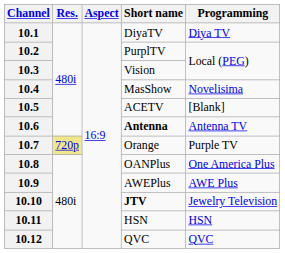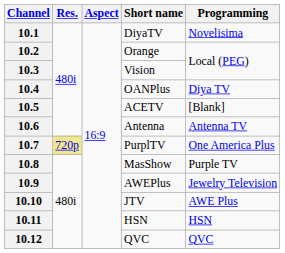(209, 32) Diya TV -> (216, 32) Novelisima
(145, 51) PurplTV -> (142, 51) Orange
(148, 88) MasShow -> (147, 88) OANPlus
(216, 88) Novelisima -> (209, 88) Diya TV
(146, 126) bold -> (144, 126) normal
(142, 145) Orange -> (145, 145) PurplTV
(213, 145) Purple TV -> (232, 145) One America Plus
(147, 164) OANPlus -> (148, 164) MasShow
(232, 164) One America Plus -> (213, 164) Purple TV
(213, 182) AWE Plus -> (233, 182) Jewelry Television
(135, 201) bold -> (134, 201) normal
(233, 201) Jewelry Television -> (213, 201) AWE Plus
